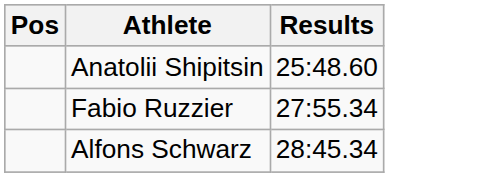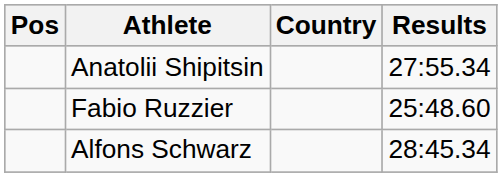+ column: (326, 25)
(327, 66) 25:48.60 -> (439, 66) 27:55.34
(327, 108) 27:55.34 -> (439, 108) 25:48.60
